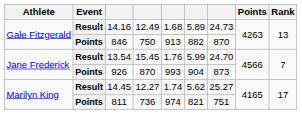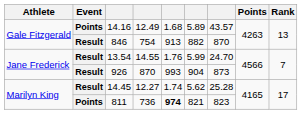(89, 27) Result -> (89, 27) Points
(221, 27) 24.73 -> (221, 27) 43.57
(89, 42) Points -> (89, 42) Result
(147, 42) 750 -> (147, 42) 754
(147, 57) 15.45 -> (147, 57) 14.55
(89, 72) Points -> (89, 72) Result
(221, 87) 25.27 -> (221, 87) 25.28
(173, 102) normal -> (173, 102) bold
(221, 102) 751 -> (221, 102) 823
